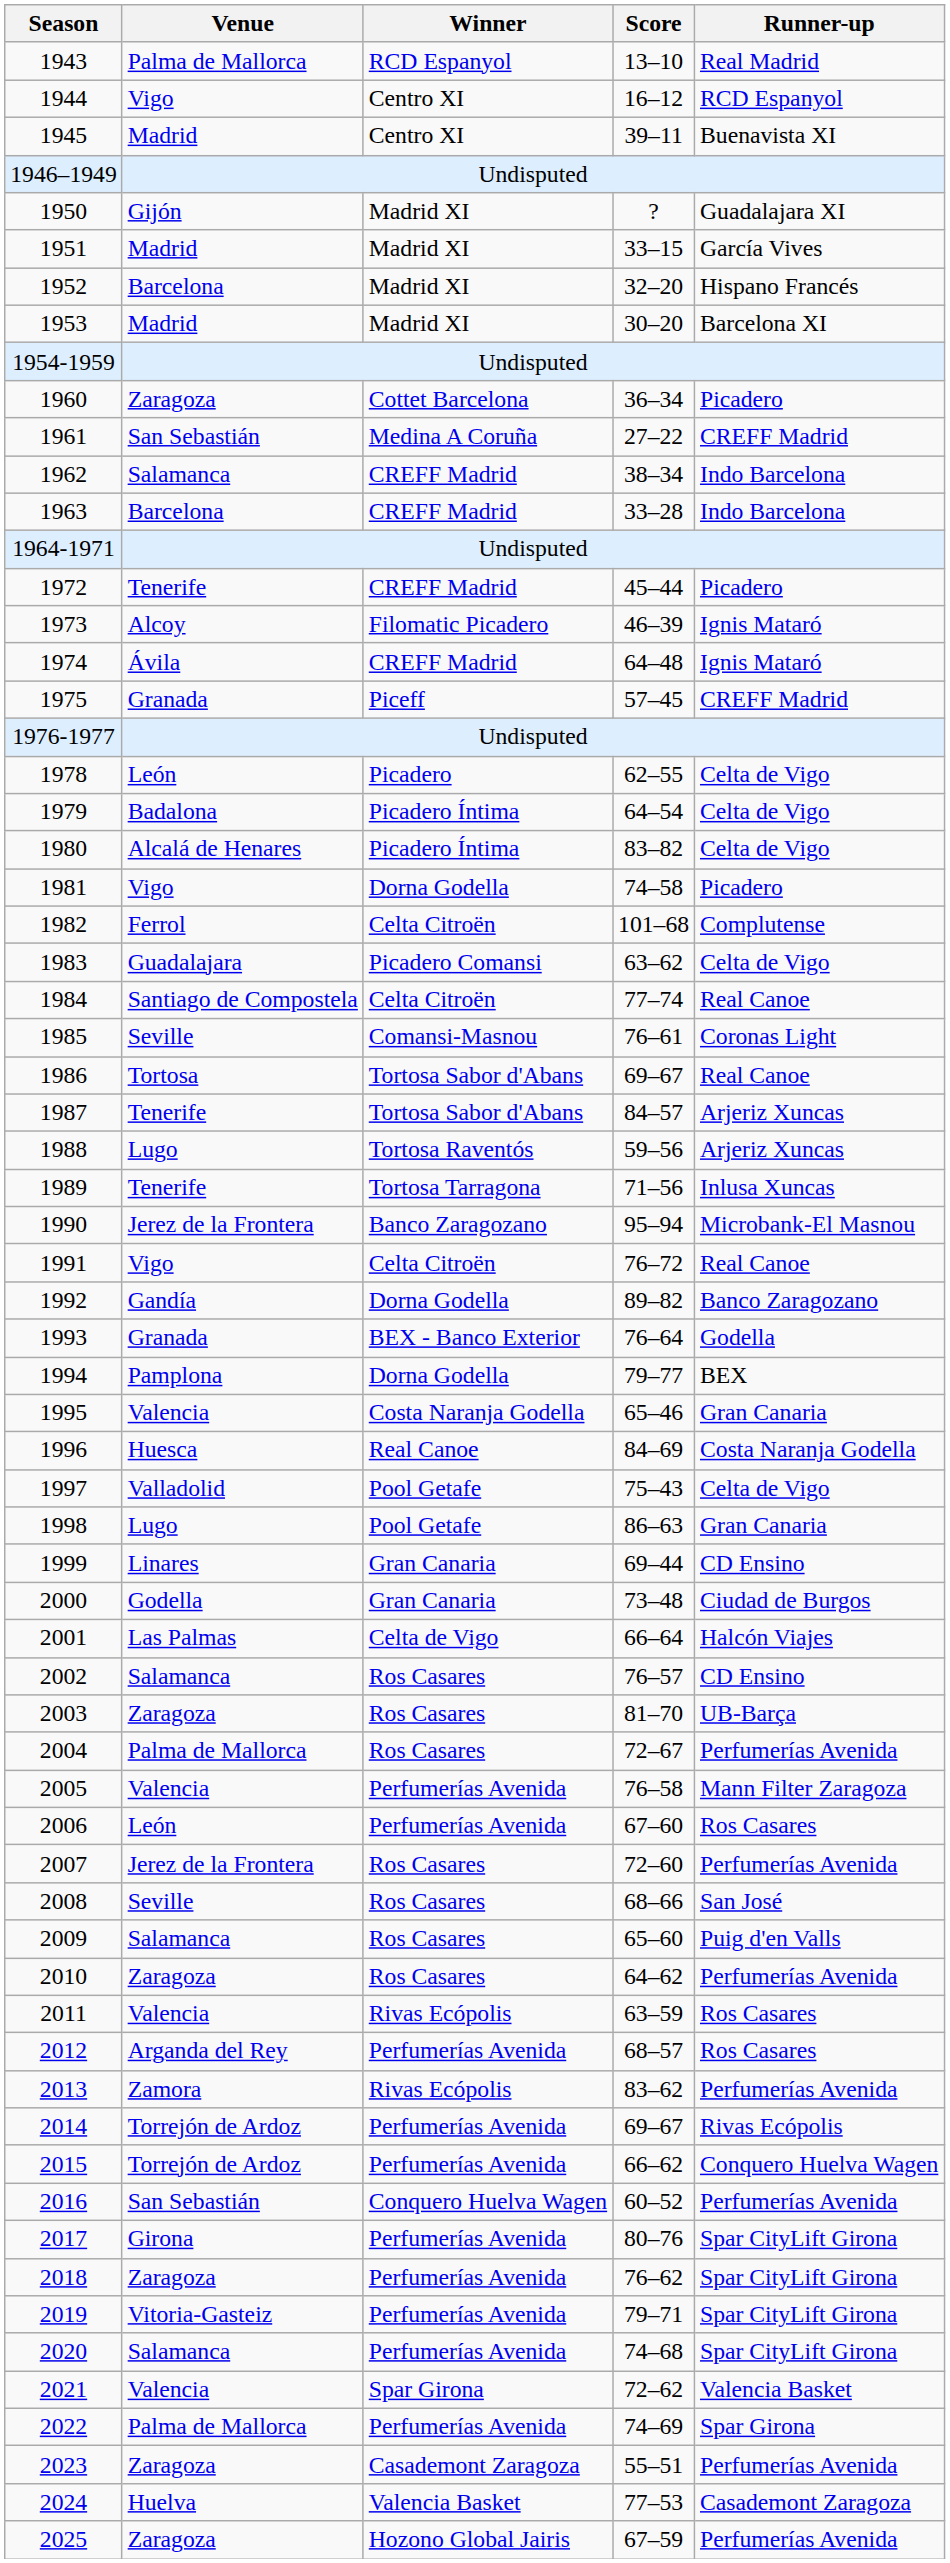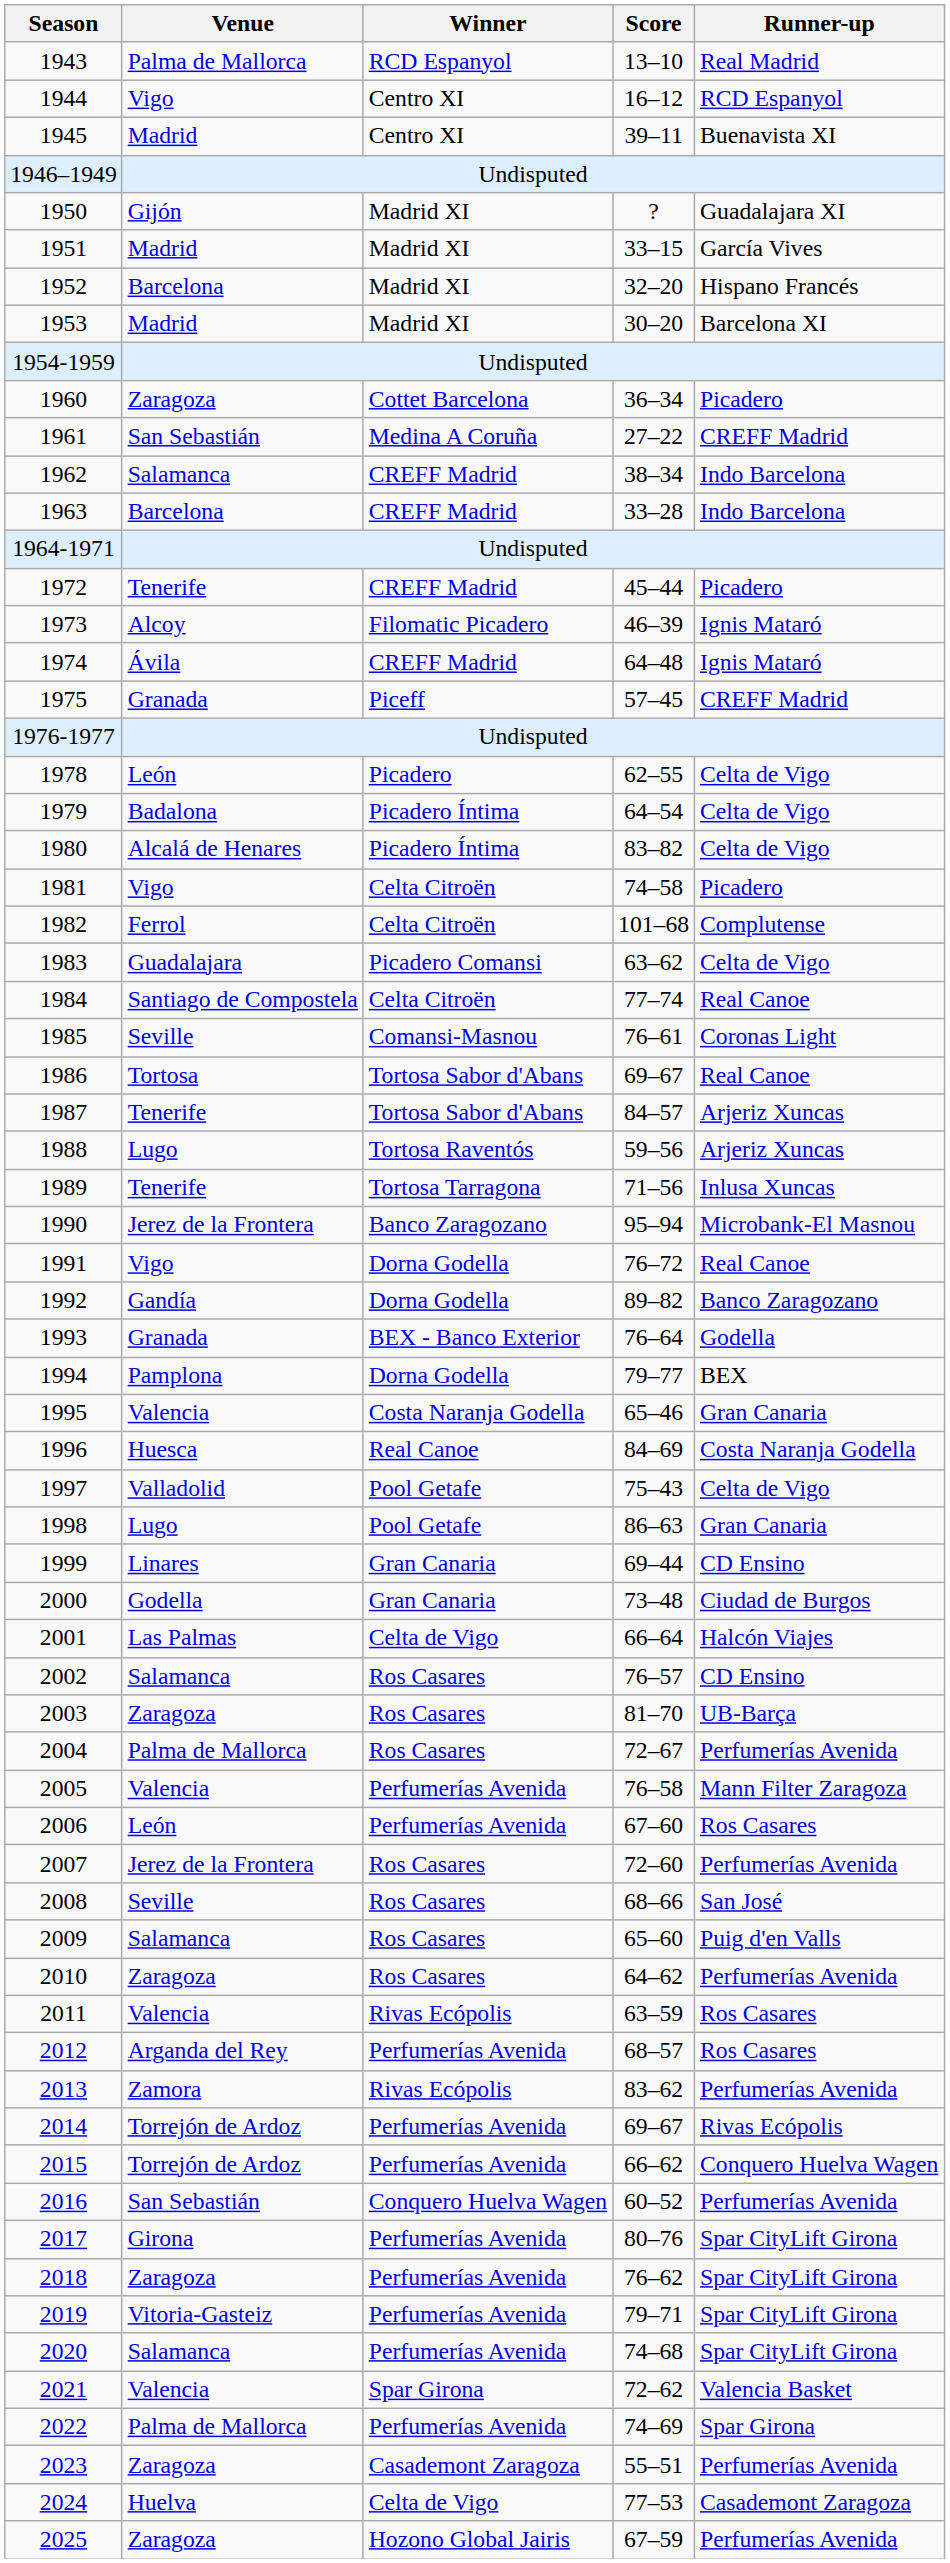(439, 887) Dorna Godella -> (432, 887) Celta Citroën
(432, 1262) Celta Citroën -> (439, 1262) Dorna Godella
(445, 2501) Valencia Basket -> (434, 2501) Celta de Vigo
